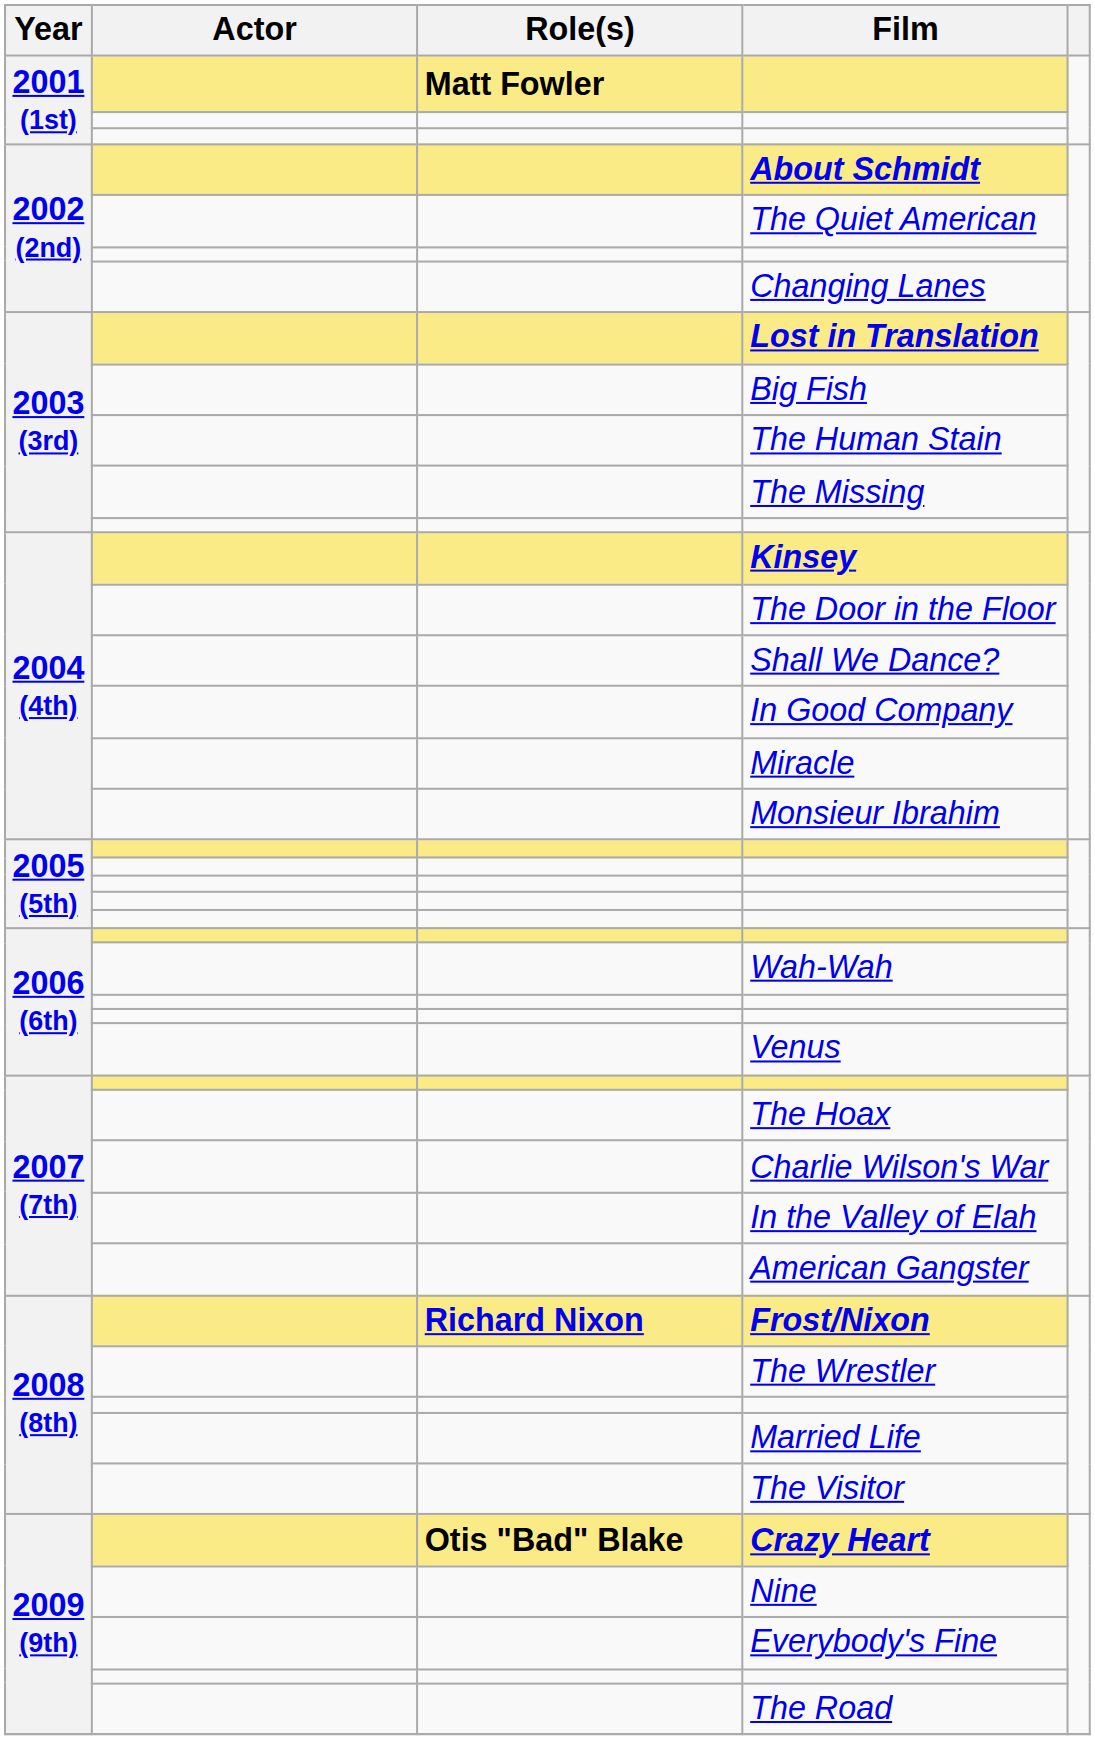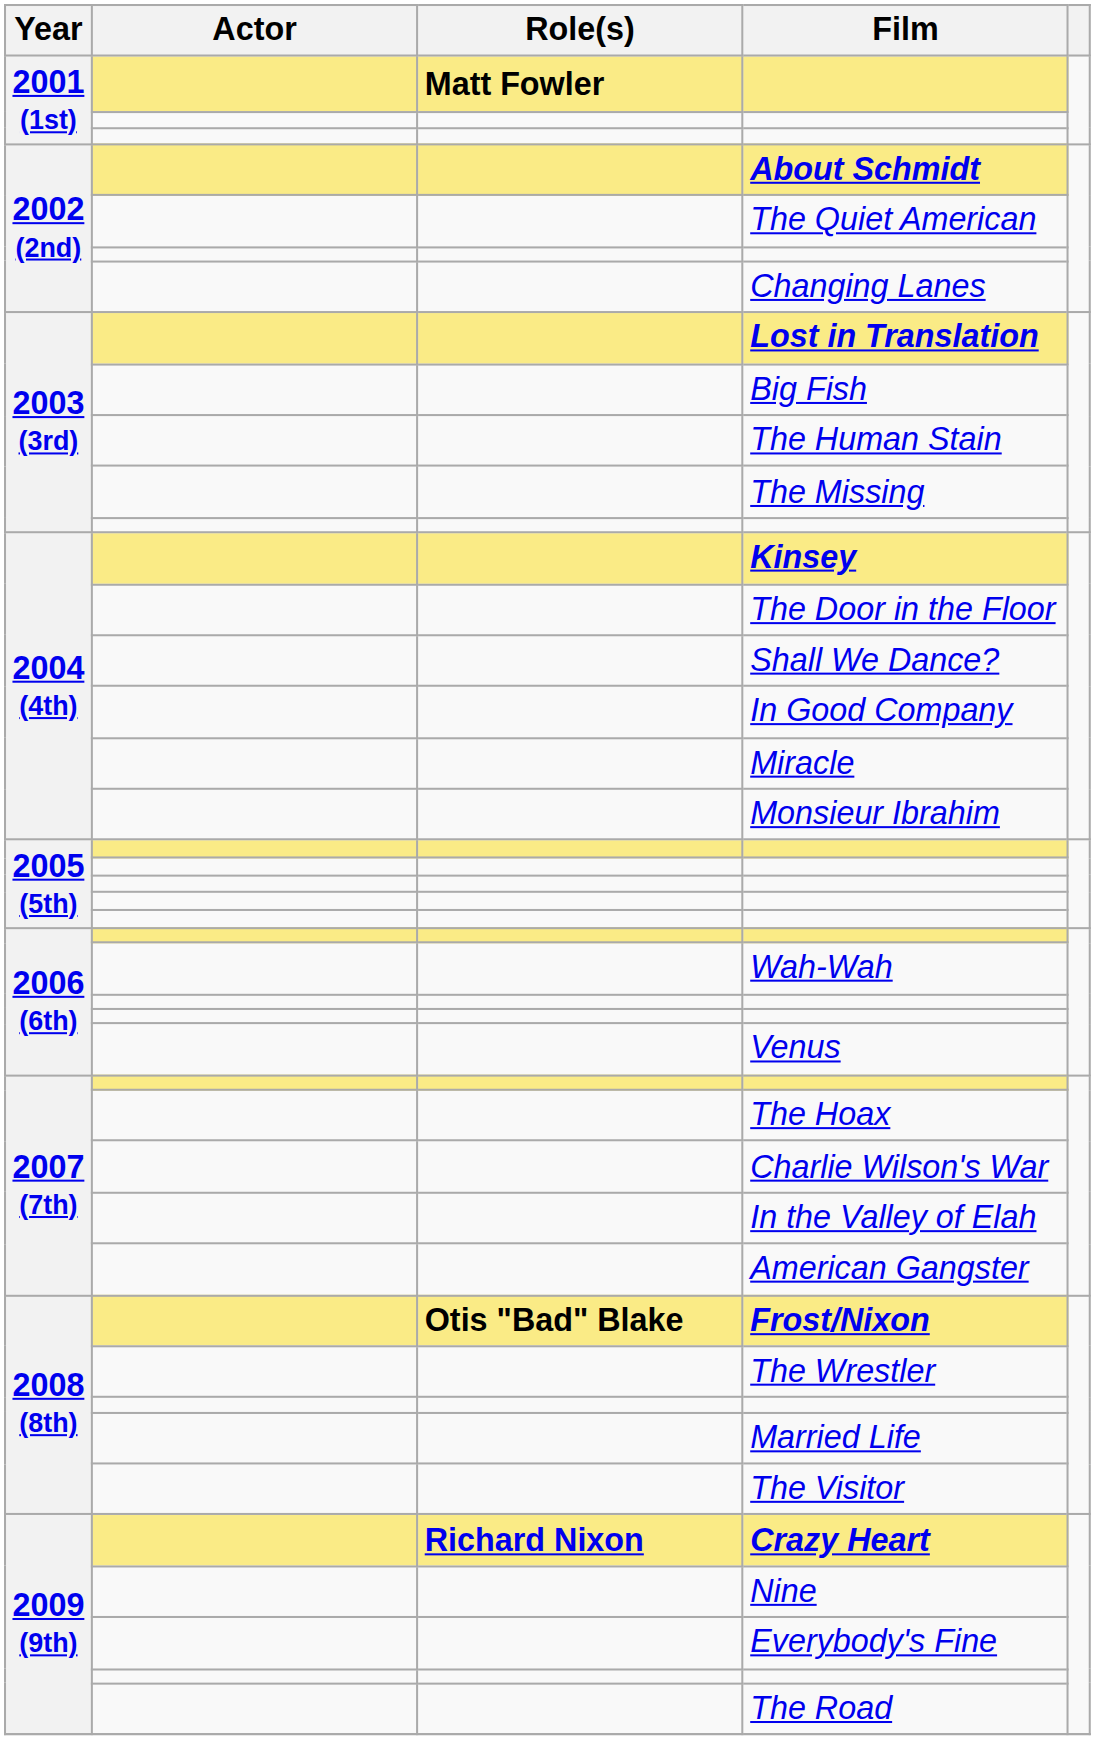(534, 1319) Richard Nixon -> (554, 1319) Otis "Bad" Blake
(554, 1539) Otis "Bad" Blake -> (534, 1539) Richard Nixon
